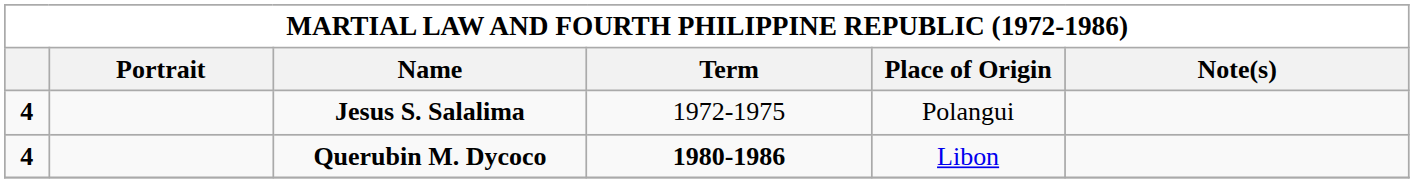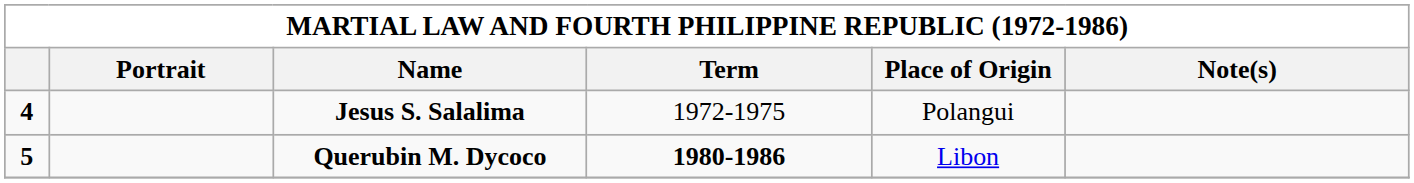(27, 155) 4 -> (27, 155) 5
